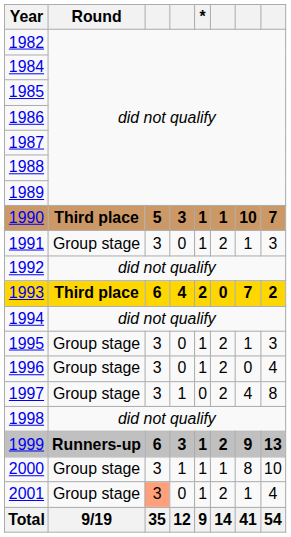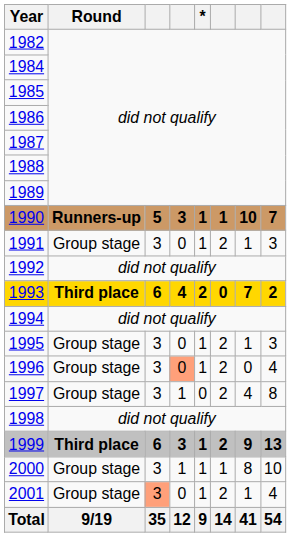(97, 218) Third place -> (97, 218) Runners-up
(182, 368) no background -> (182, 368) lightsalmon background
(97, 444) Runners-up -> (97, 444) Third place
